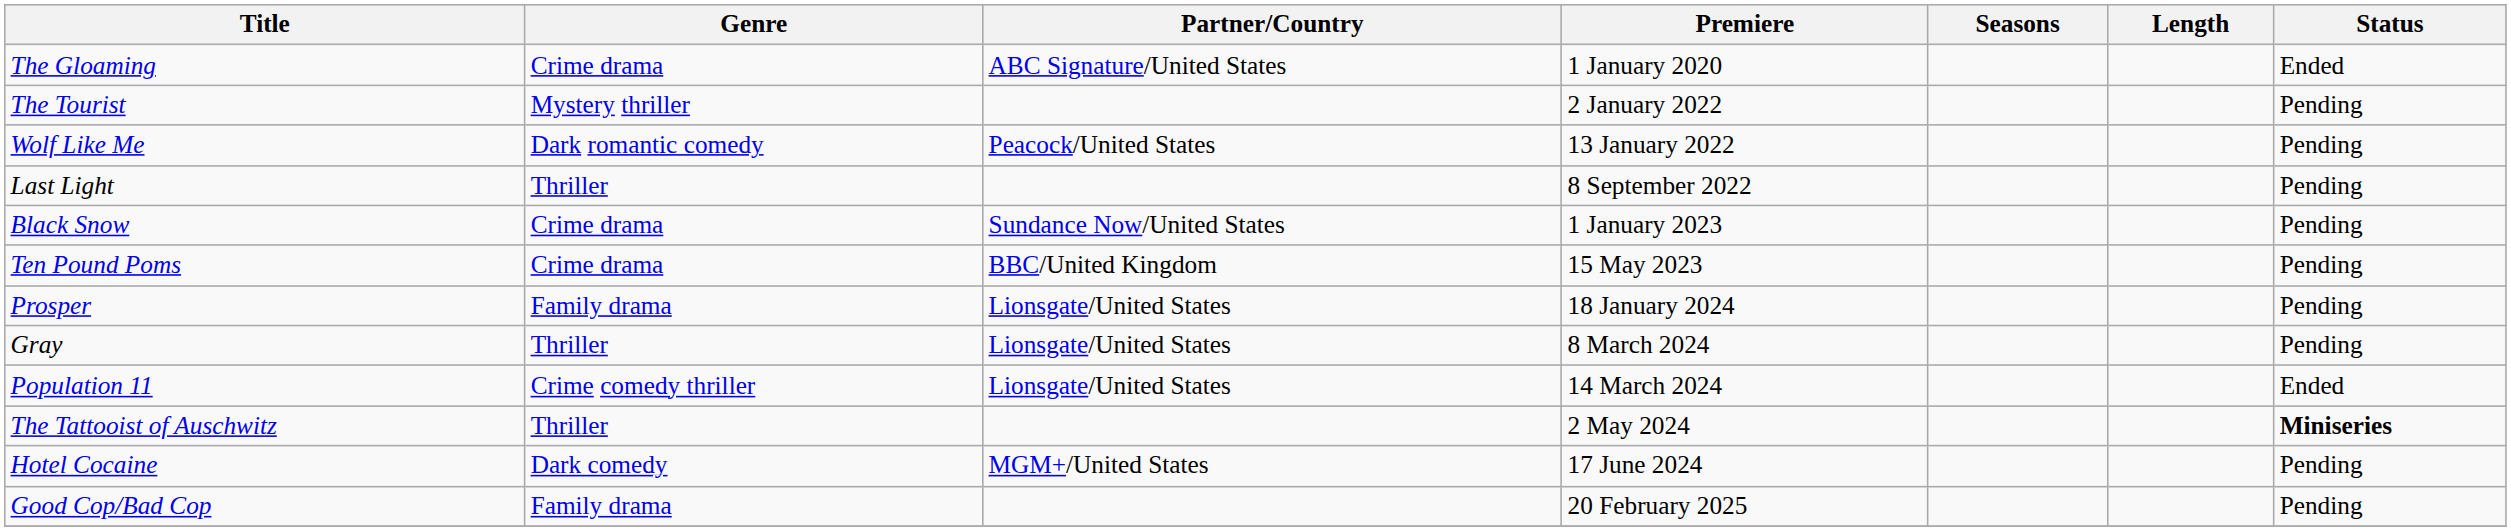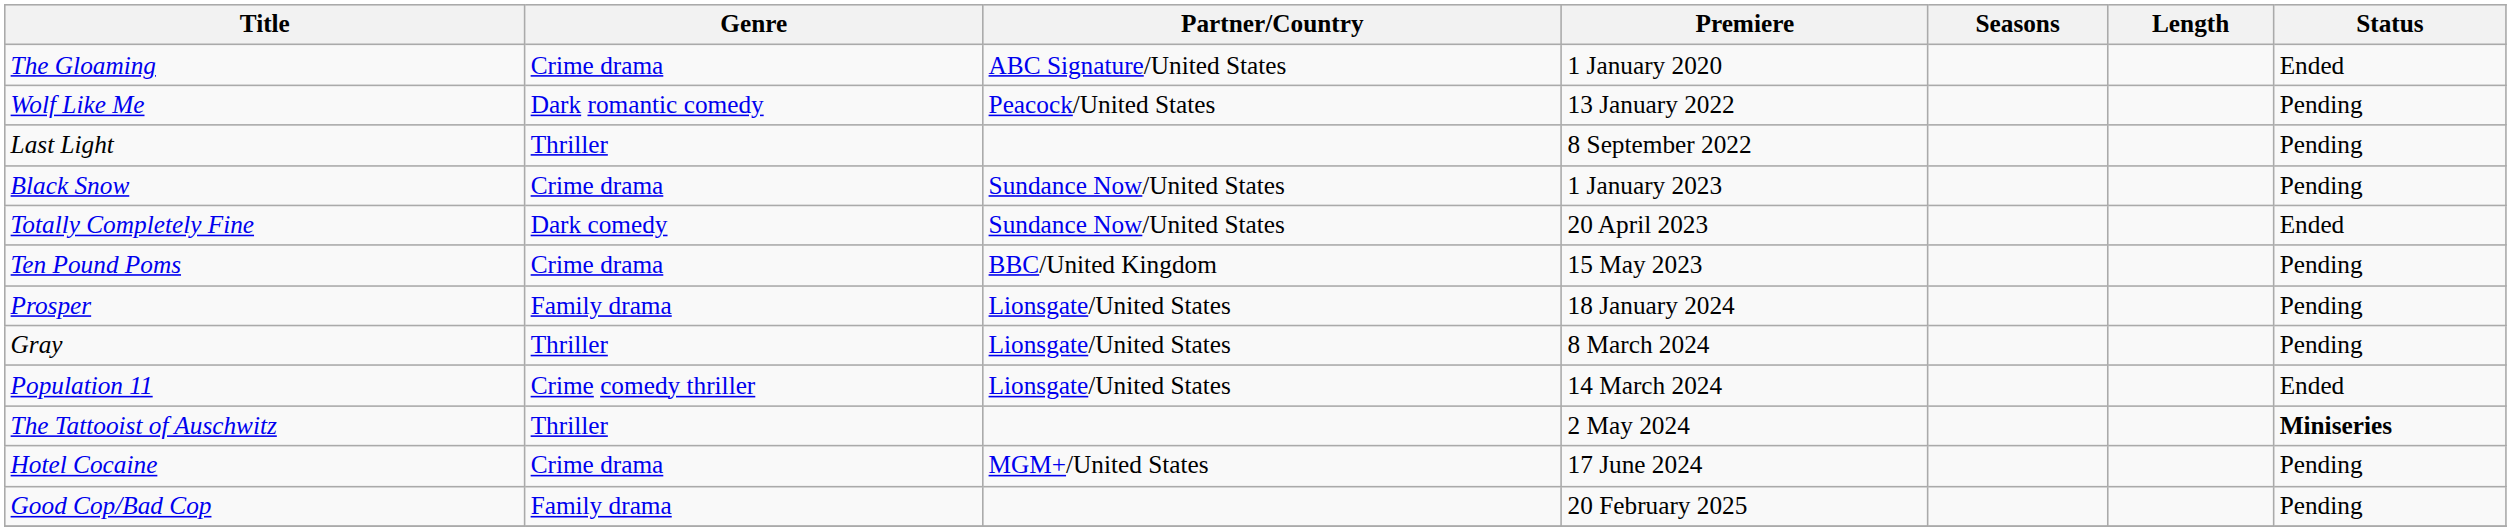- row: (68, 104)
+ row: (132, 225)
(599, 465) Dark comedy -> (597, 465) Crime drama
